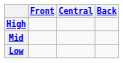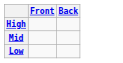- column: (76, 11)
